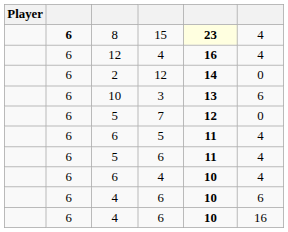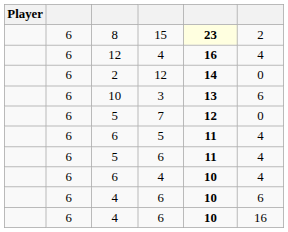(69, 34) bold -> (69, 34) normal
(260, 34) 4 -> (260, 34) 2
